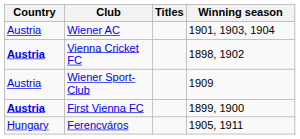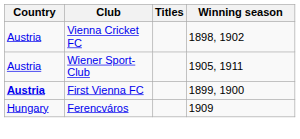- row: (94, 30)
(26, 54) bold -> (24, 36) normal
(201, 84) 1909 -> (216, 66) 1905, 1911
(216, 125) 1905, 1911 -> (201, 108) 1909
